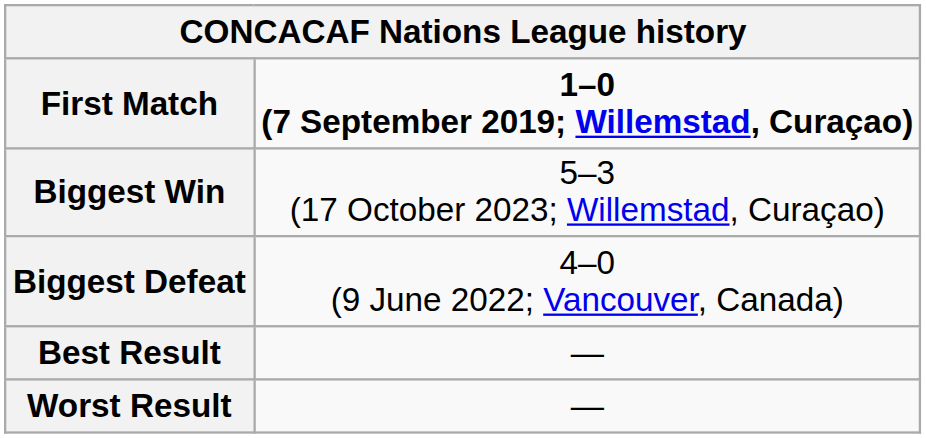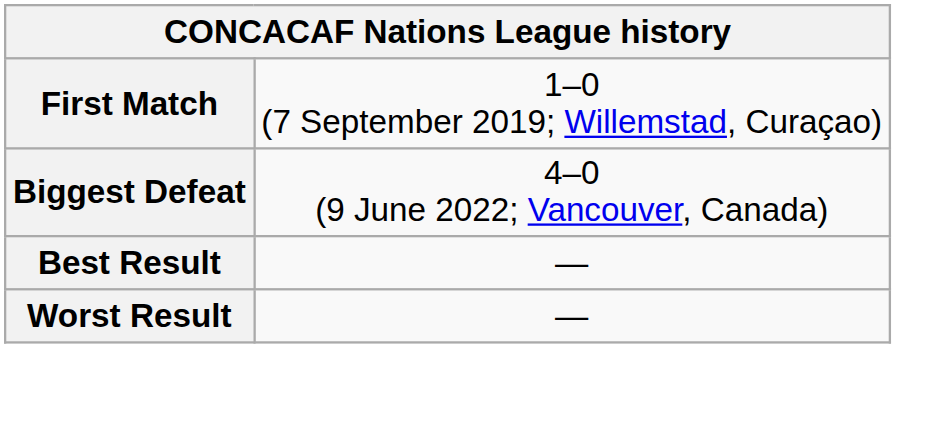(587, 103) bold -> (572, 103) normal
- row: (129, 192)
